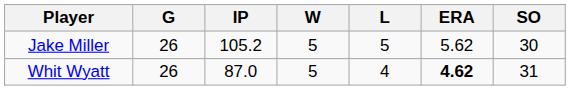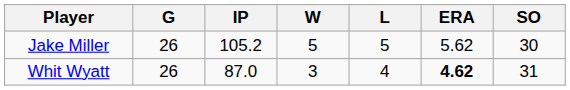(313, 71) 5 -> (313, 71) 3
